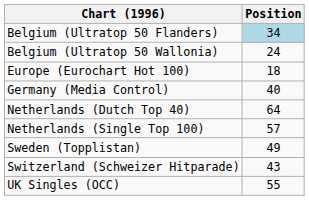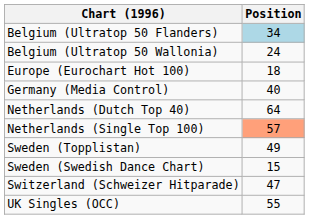(273, 128) no background -> (273, 128) lightsalmon background
+ row: (106, 167)
(273, 167) 43 -> (273, 186) 47
